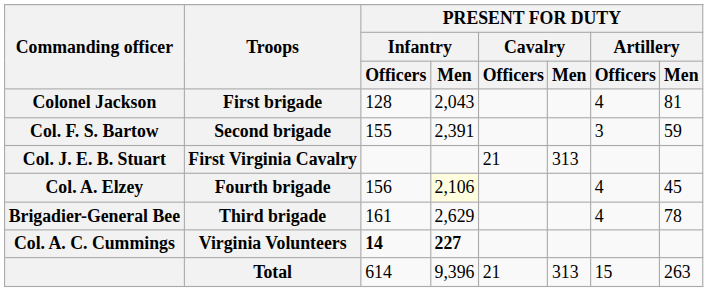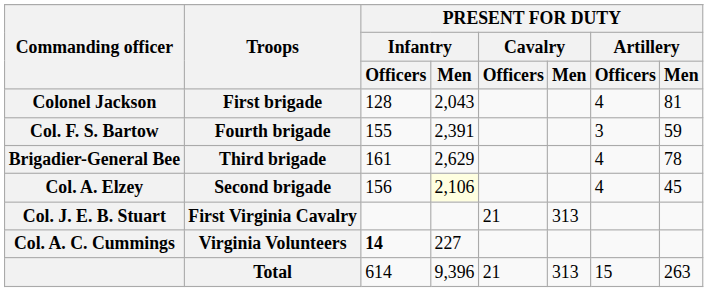(273, 131) Second brigade -> (273, 131) Fourth brigade
rows swapped: (94, 215) <-> (94, 159)
(273, 187) Fourth brigade -> (273, 187) Second brigade
(448, 243) bold -> (448, 243) normal
